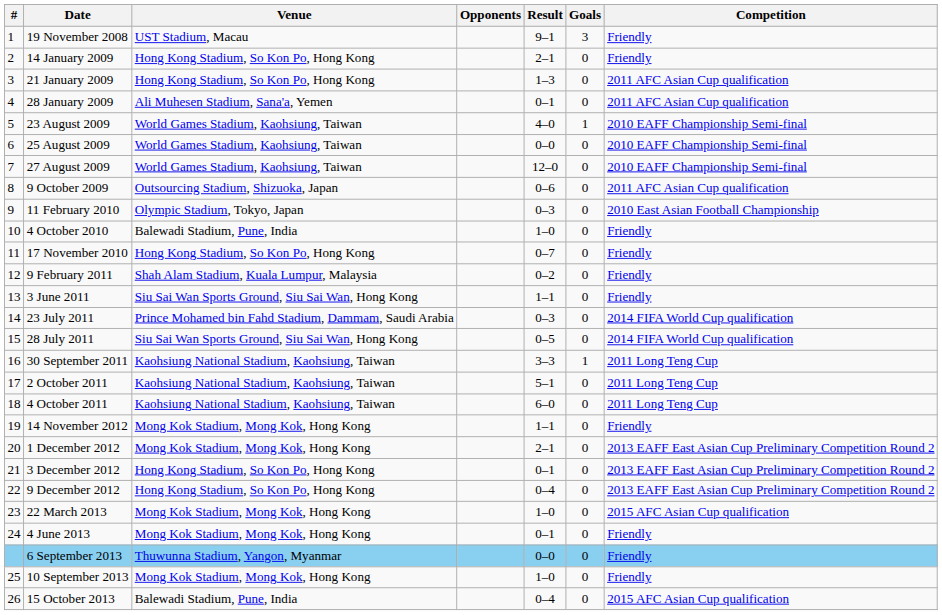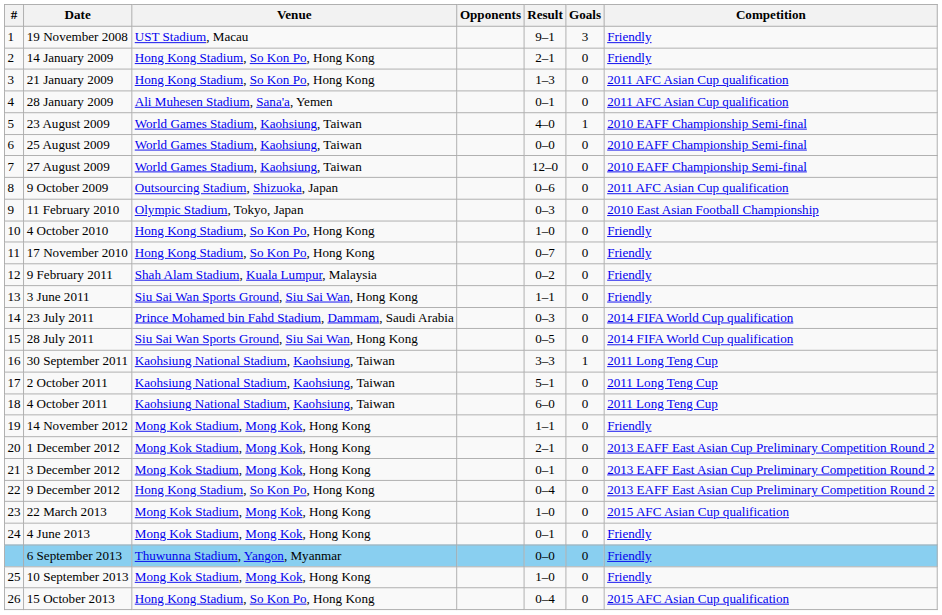(216, 231) Balewadi Stadium, Pune, India -> (255, 231) Hong Kong Stadium, So Kon Po, Hong Kong
(255, 469) Hong Kong Stadium, So Kon Po, Hong Kong -> (253, 469) Mong Kok Stadium, Mong Kok, Hong Kong
(216, 599) Balewadi Stadium, Pune, India -> (255, 599) Hong Kong Stadium, So Kon Po, Hong Kong
